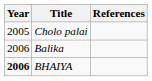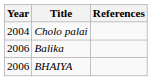(18, 31) 2005 -> (18, 31) 2004
(18, 66) bold -> (18, 66) normal
